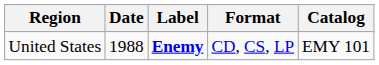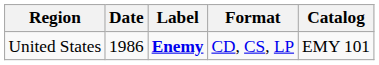(126, 45) 1988 -> (126, 45) 1986
